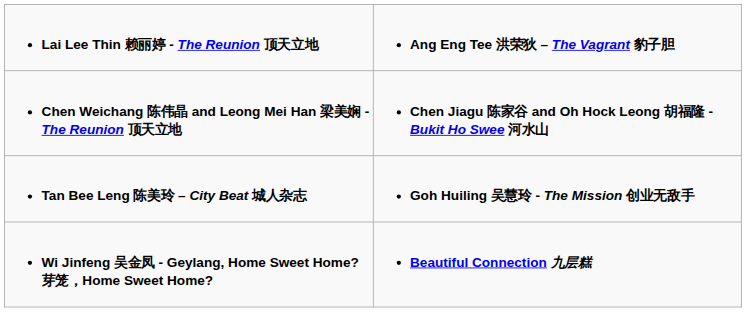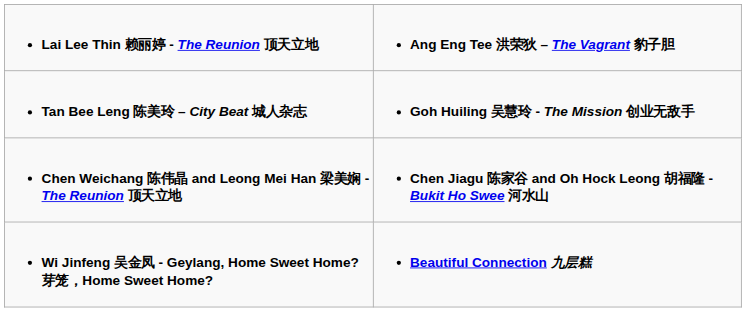rows swapped: (189, 121) <-> (189, 196)
